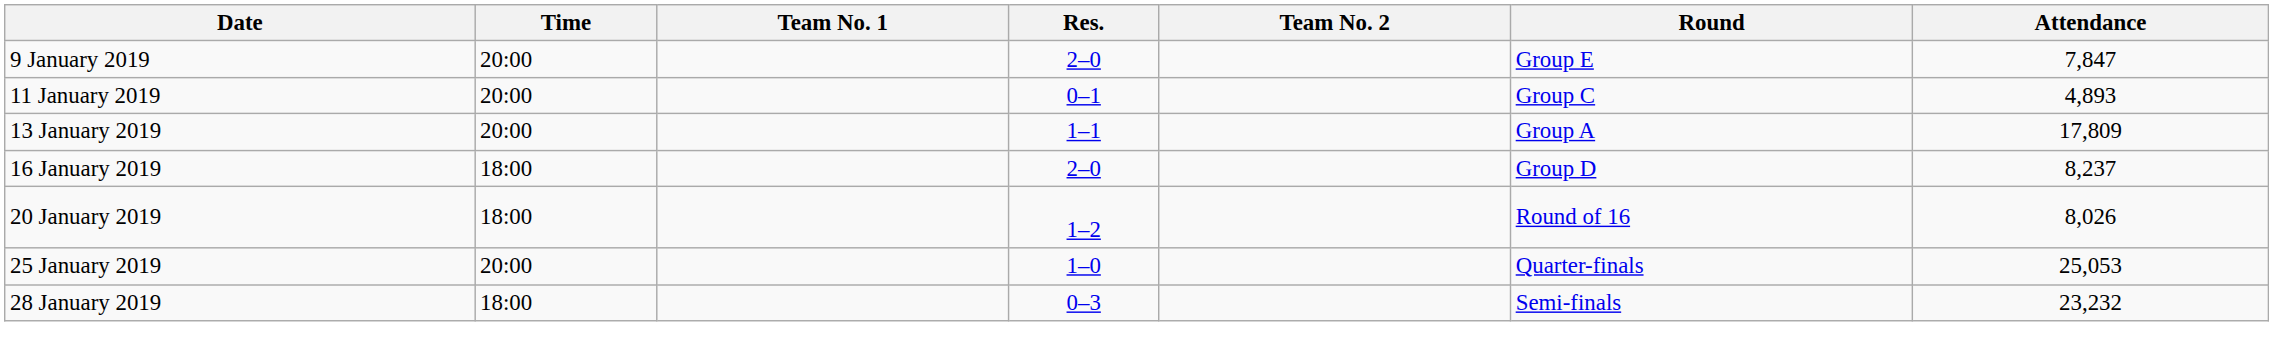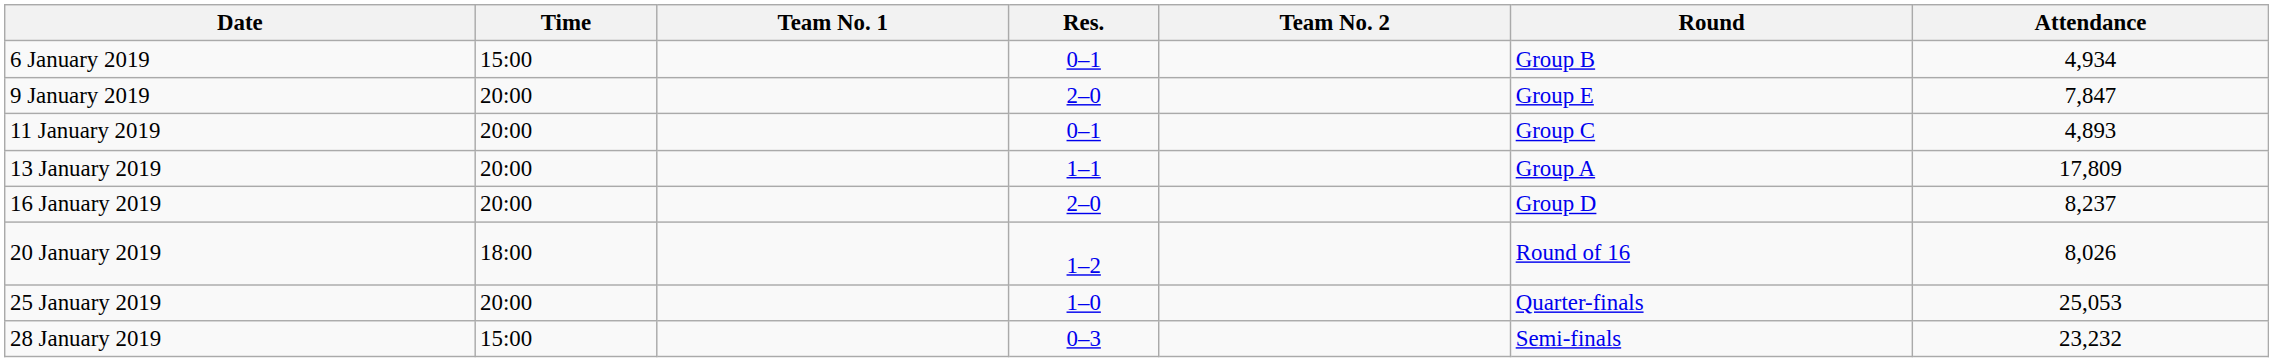+ row: (80, 58)
(506, 167) 18:00 -> (506, 204) 20:00
(506, 302) 18:00 -> (506, 338) 15:00
